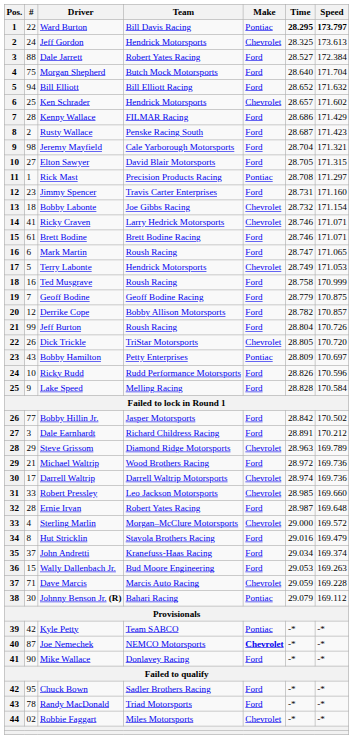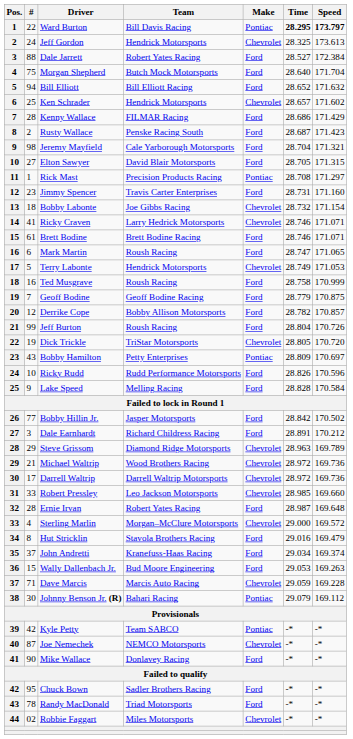(31, 343) 26 -> (31, 343) 19
(254, 463) Ford -> (263, 463) Chevrolet
(300, 478) 28.974 -> (298, 478) 28.972
(264, 643) bold -> (263, 643) normal
